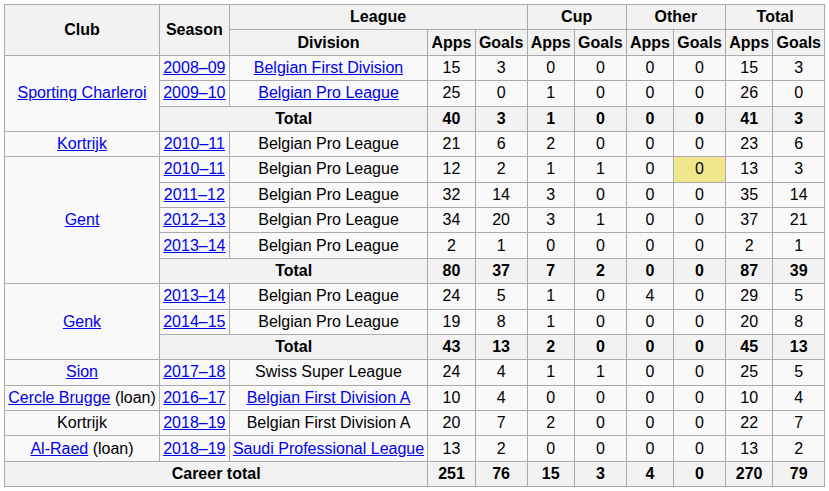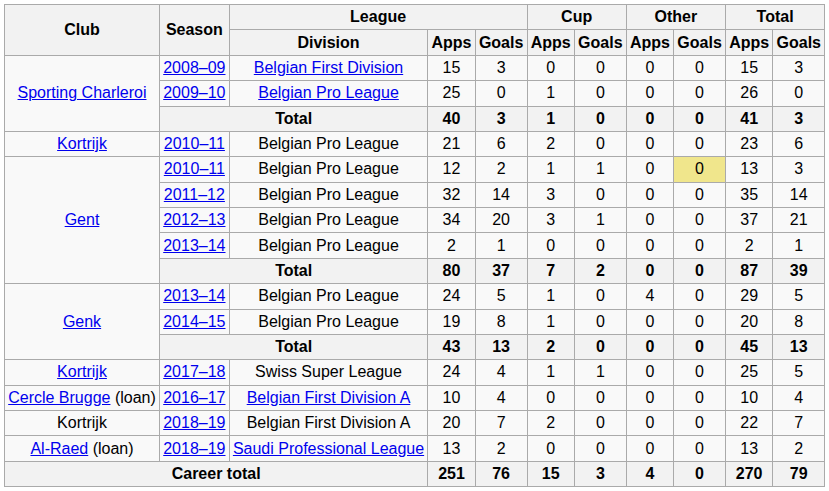(82, 372) Sion -> (82, 372) Kortrijk
